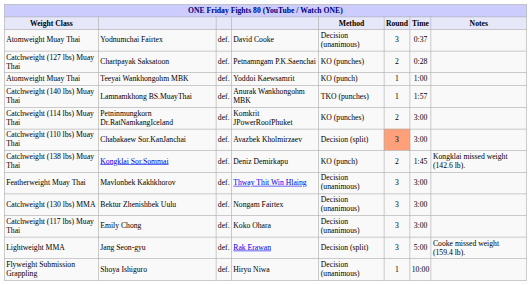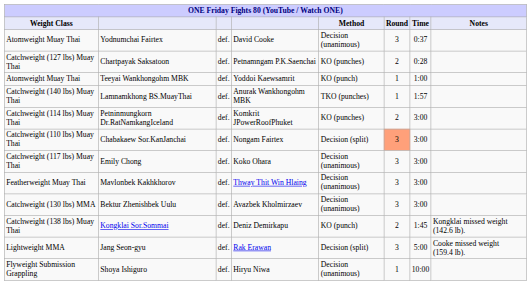(268, 139) Avazbek Kholmirzaev -> (258, 139) Nongam Fairtex
rows swapped: (134, 161) <-> (121, 226)
(258, 204) Nongam Fairtex -> (268, 204) Avazbek Kholmirzaev
